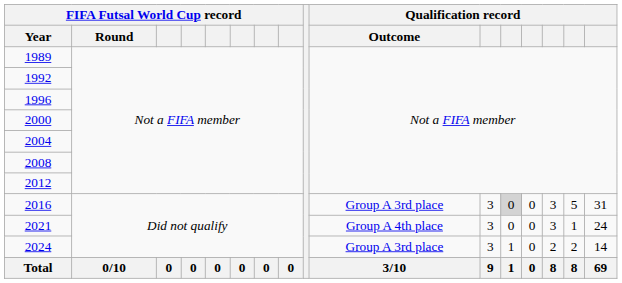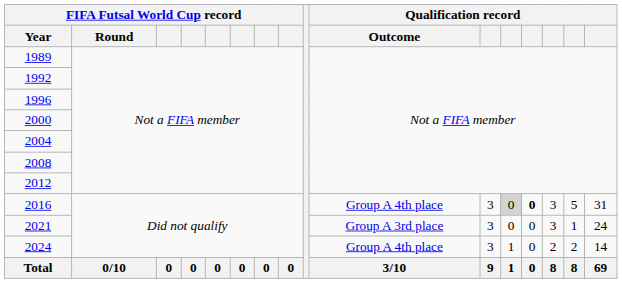(394, 204) Group A 3rd place -> (394, 204) Group A 4th place
(532, 204) normal -> (532, 204) bold
(394, 225) Group A 4th place -> (394, 225) Group A 3rd place
(394, 246) Group A 3rd place -> (394, 246) Group A 4th place
